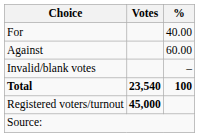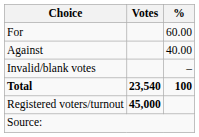(179, 31) 40.00 -> (179, 31) 60.00
(179, 50) 60.00 -> (179, 50) 40.00
